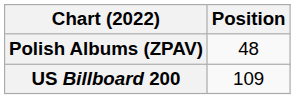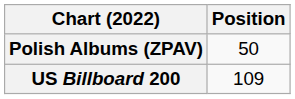(249, 49) 48 -> (249, 49) 50
